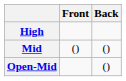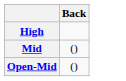- column: (75, 13)
